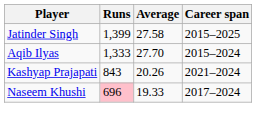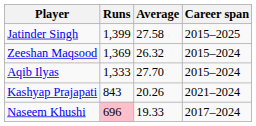+ row: (52, 53)
